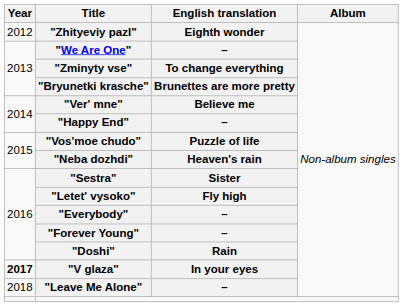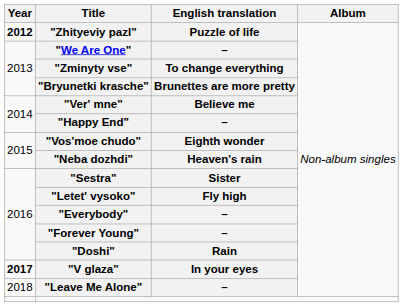(20, 31) normal -> (20, 31) bold
(224, 31) Eighth wonder -> (225, 31) Puzzle of life
(225, 141) Puzzle of life -> (224, 141) Eighth wonder
